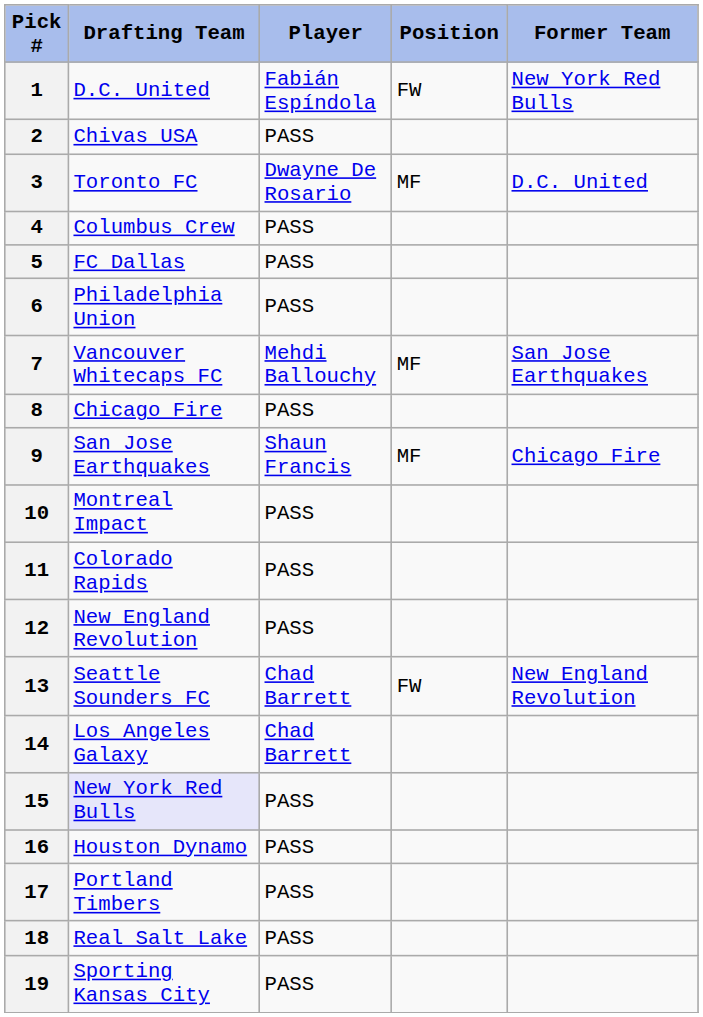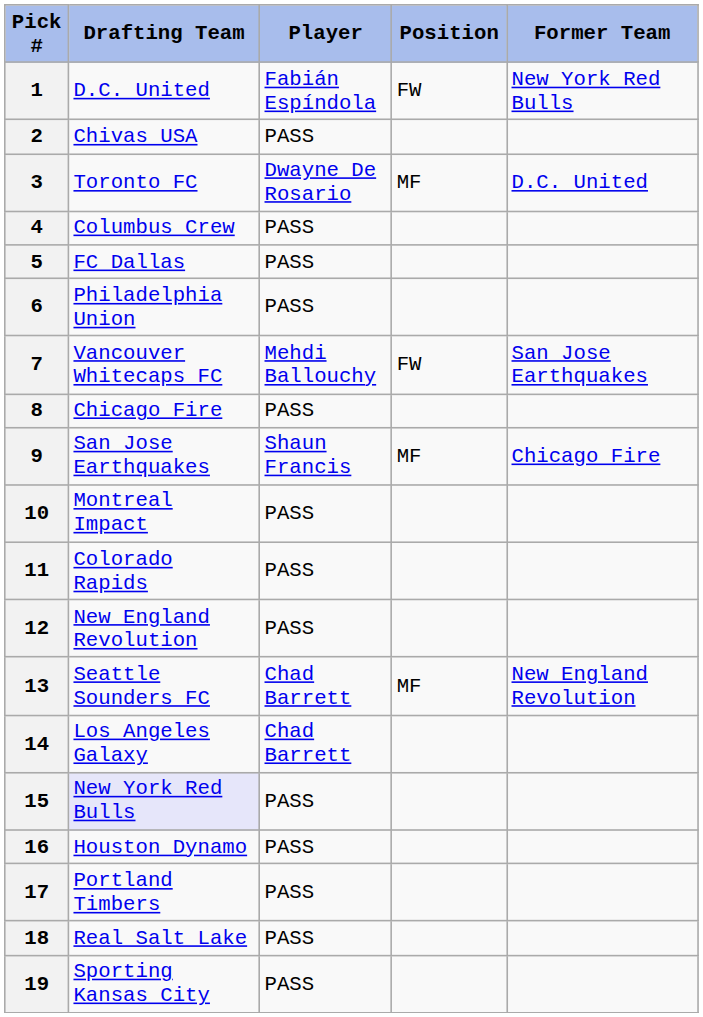(409, 365) MF -> (409, 365) FW
(409, 686) FW -> (409, 686) MF
